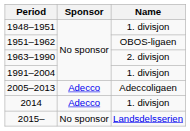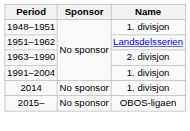(148, 42) OBOS-ligaen -> (148, 42) Landsdelsserien
- row: (31, 88)
(84, 103) Adecco -> (84, 88) No sponsor
(148, 118) Landsdelsserien -> (148, 103) OBOS-ligaen
